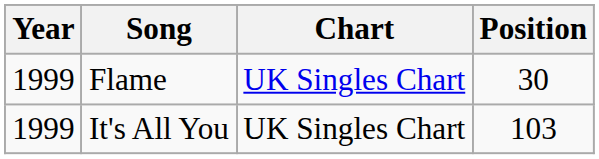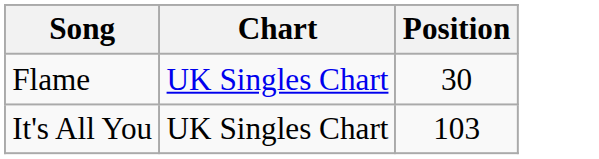- column: (43, 29)
